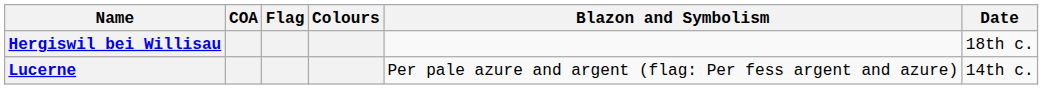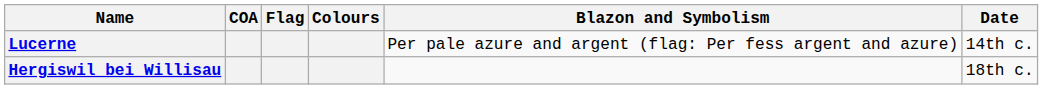rows swapped: (115, 44) <-> (42, 70)
